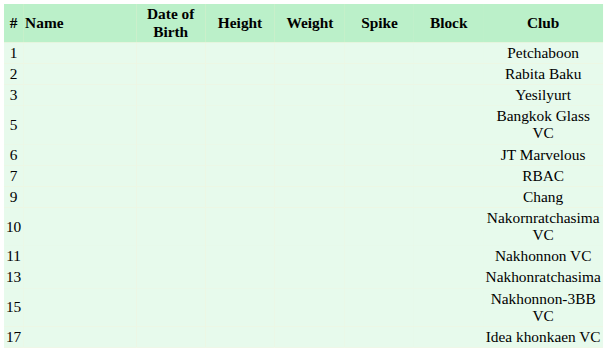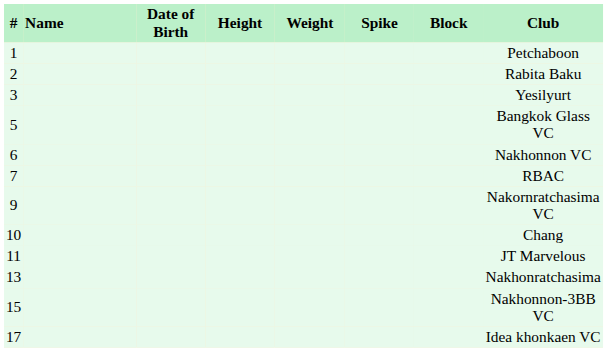(543, 154) JT Marvelous -> (543, 154) Nakhonnon VC
(543, 196) Chang -> (543, 205) Nakornratchasima VC
(543, 226) Nakornratchasima VC -> (543, 235) Chang
(543, 256) Nakhonnon VC -> (543, 256) JT Marvelous
